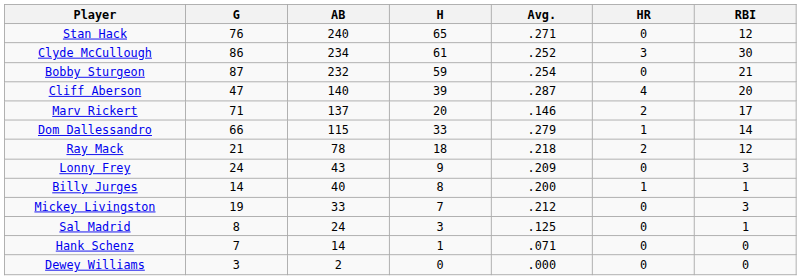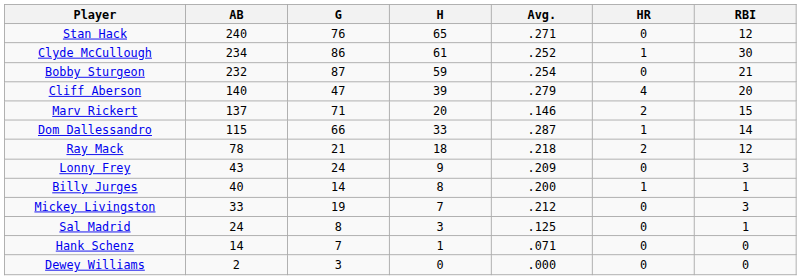columns swapped: (236, 14) <-> (338, 14)
(644, 53) 3 -> (644, 53) 1
(542, 91) .287 -> (542, 91) .279
(746, 110) 17 -> (746, 110) 15
(542, 130) .279 -> (542, 130) .287
